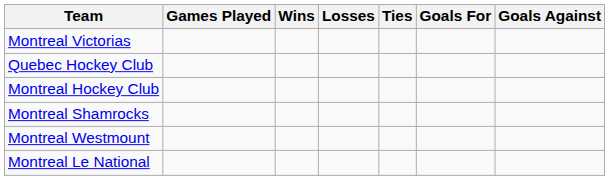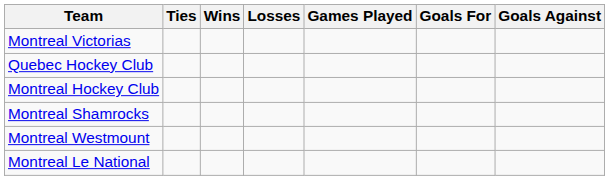columns swapped: (219, 16) <-> (397, 16)
